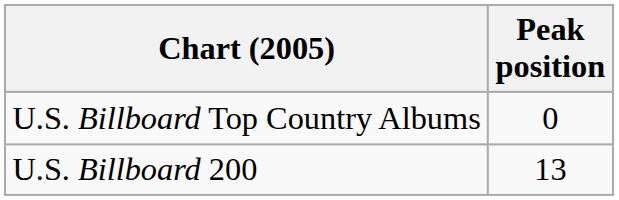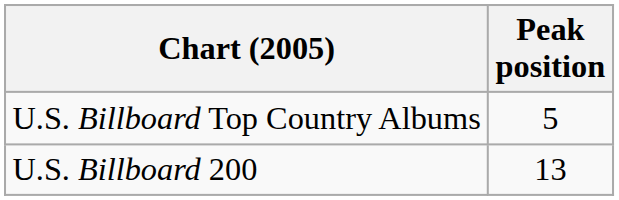(550, 117) 0 -> (550, 117) 5
